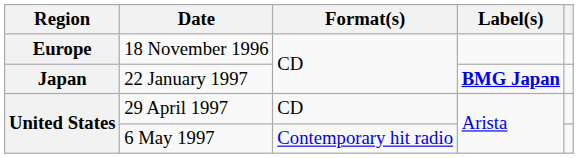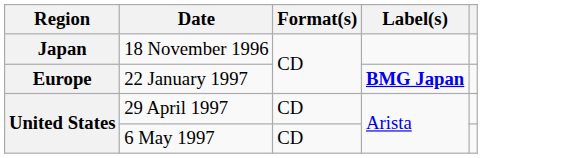(62, 49) Europe -> (62, 49) Japan
(62, 78) Japan -> (62, 78) Europe
(365, 138) Contemporary hit radio -> (290, 138) CD
